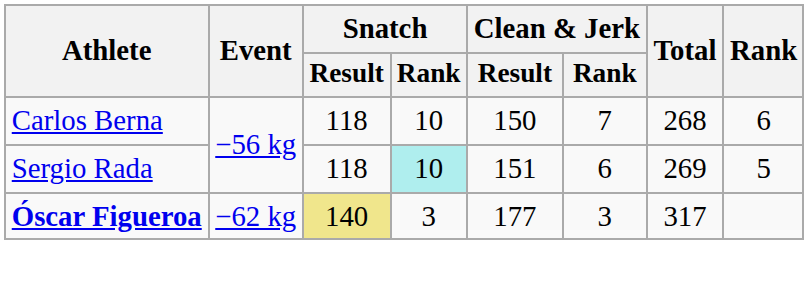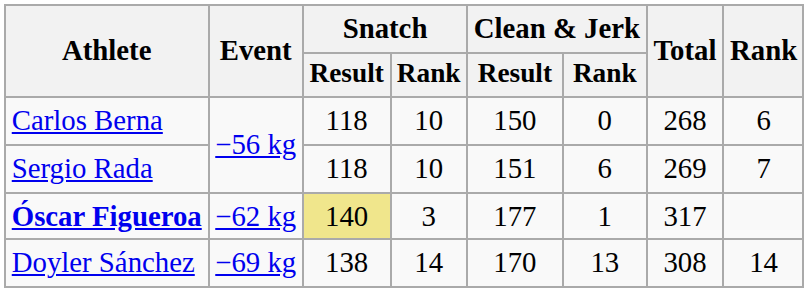(605, 121) 7 -> (605, 121) 0
(429, 168) paleturquoise background -> (429, 168) no background
(764, 168) 5 -> (764, 168) 7
(605, 216) 3 -> (605, 216) 1
+ row: (103, 263)
